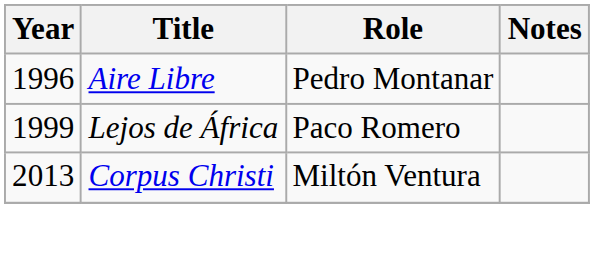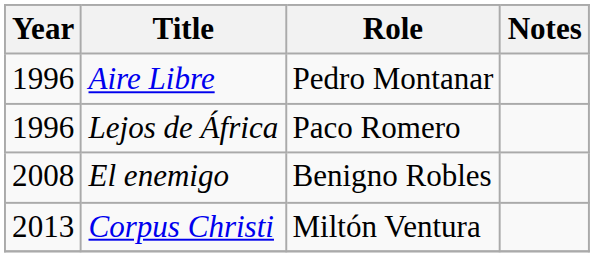(43, 127) 1999 -> (43, 127) 1996
+ row: (159, 176)
